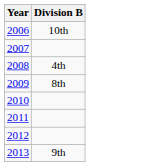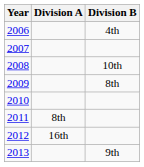+ column: (58, 13)
(58, 30) 10th -> (112, 30) 4th
(58, 65) 4th -> (112, 65) 10th
